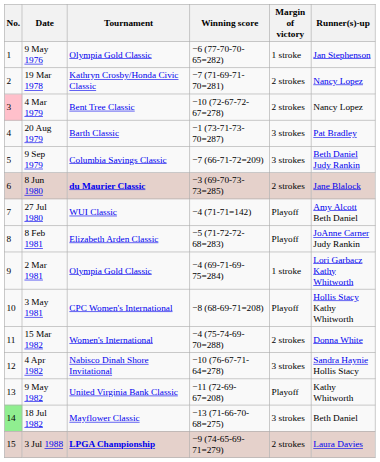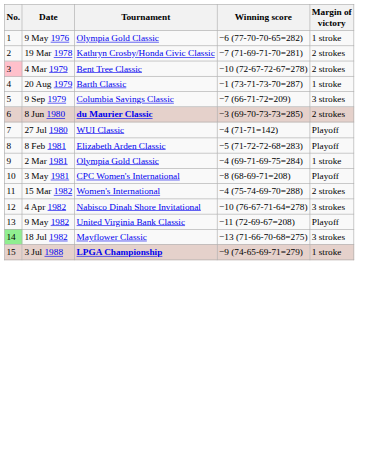- column: (343, 23)
(288, 133) 3 strokes -> (327, 84) 1 stroke
(288, 444) 2 strokes -> (327, 252) 1 stroke
